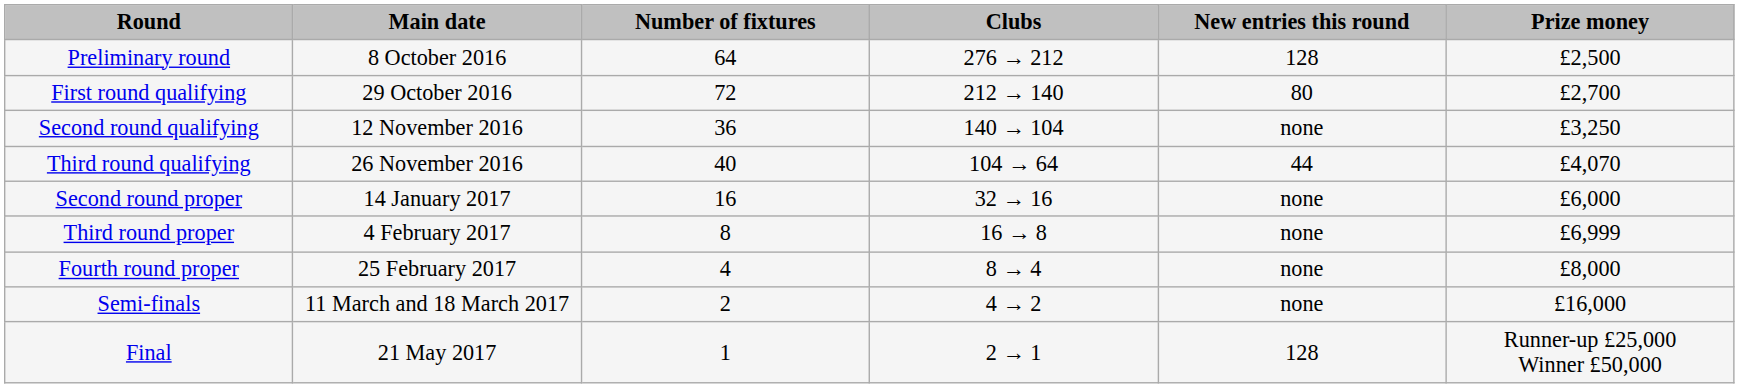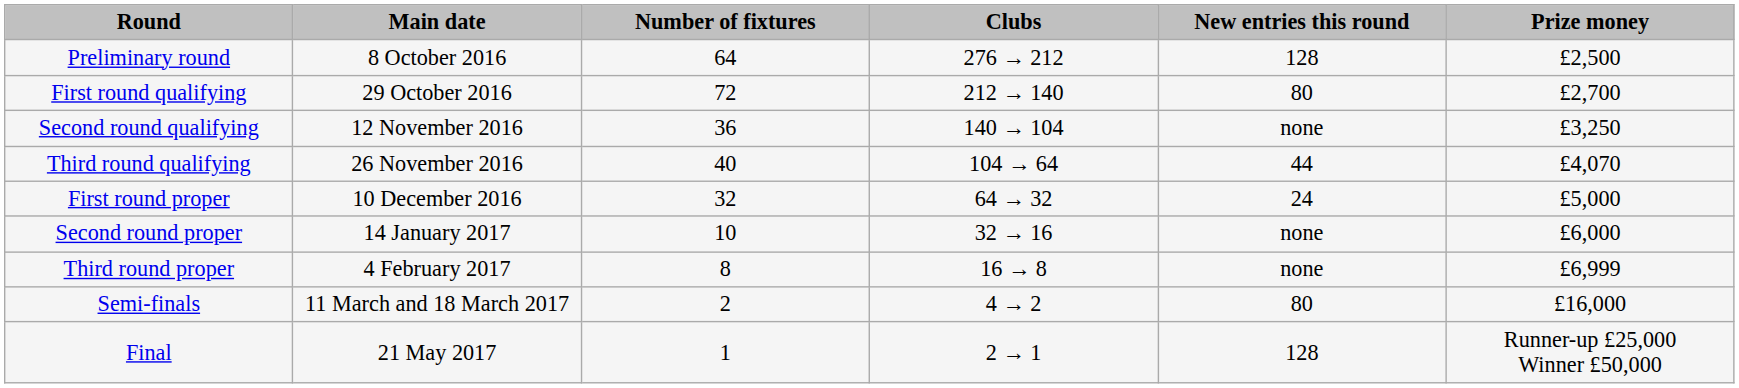+ row: (149, 198)
(725, 198) 16 -> (725, 233) 10
- row: (149, 269)
(1302, 304) none -> (1302, 304) 80
